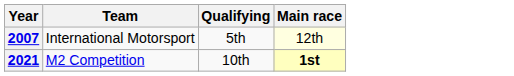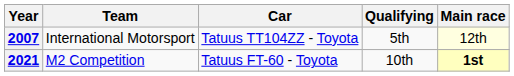+ column: (280, 16)
